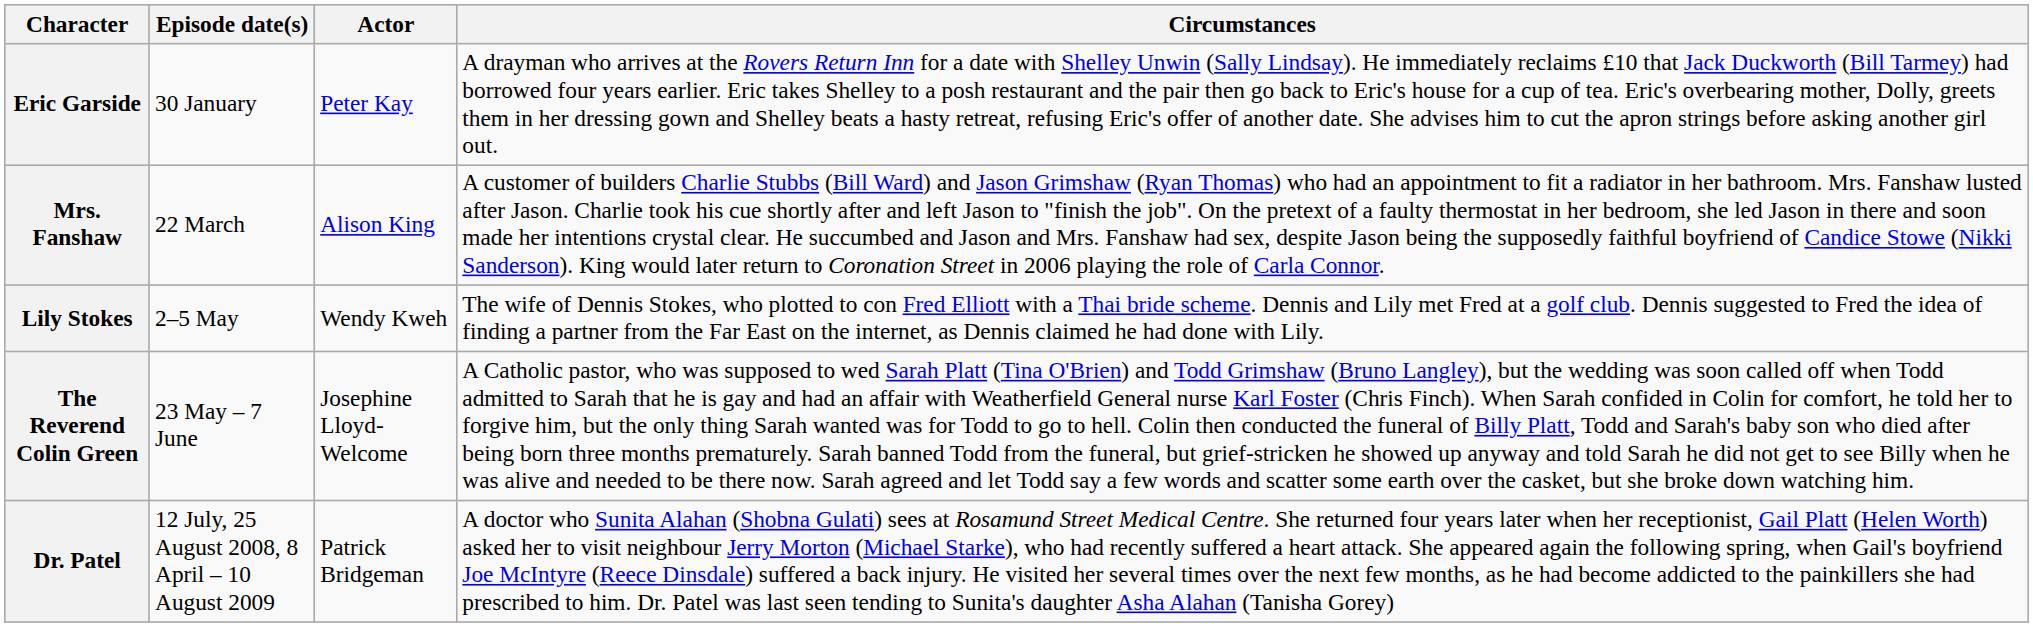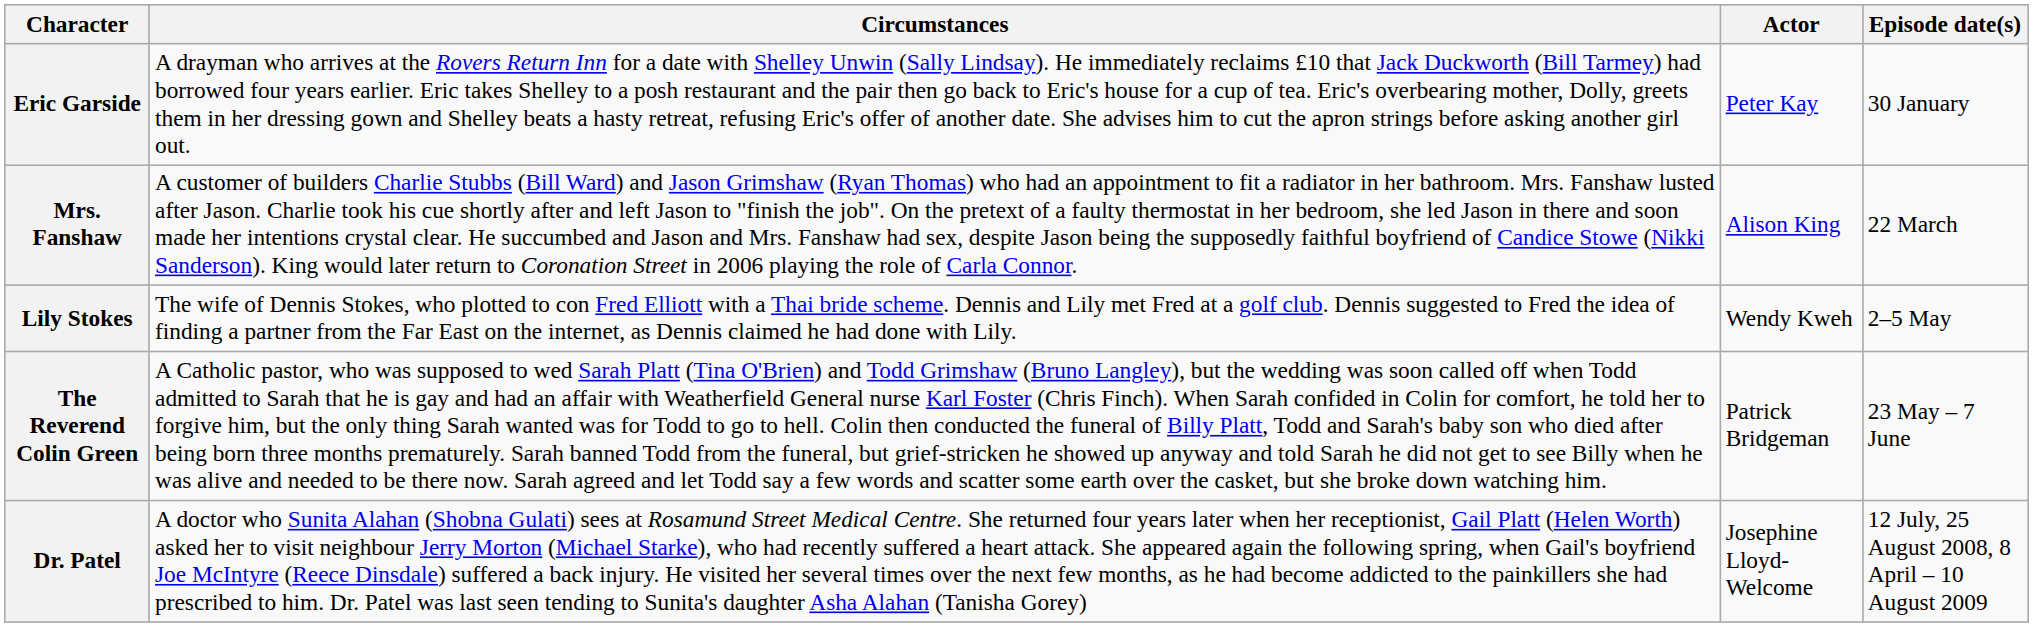columns swapped: (232, 24) <-> (1242, 24)
(366, 425) Josephine Lloyd-Welcome -> (1777, 425) Patrick Bridgeman
(372, 560) Patrick Bridgeman -> (1772, 560) Josephine Lloyd-Welcome
